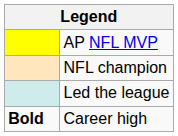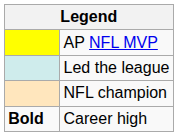rows swapped: (115, 67) <-> (116, 93)
